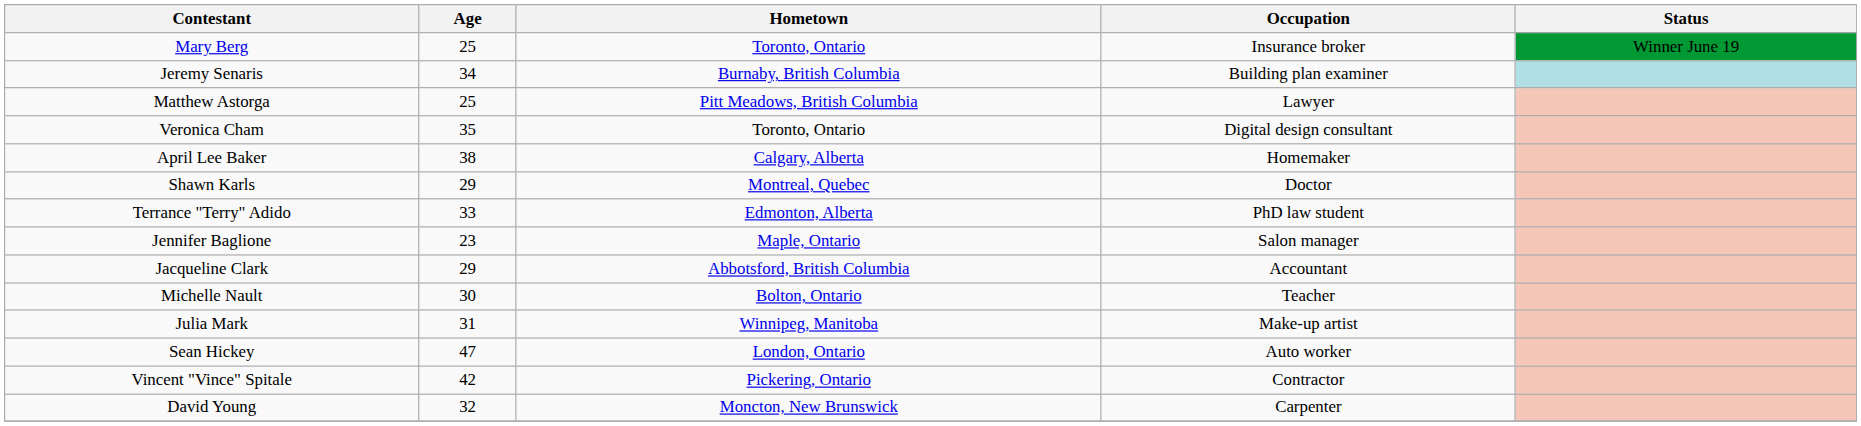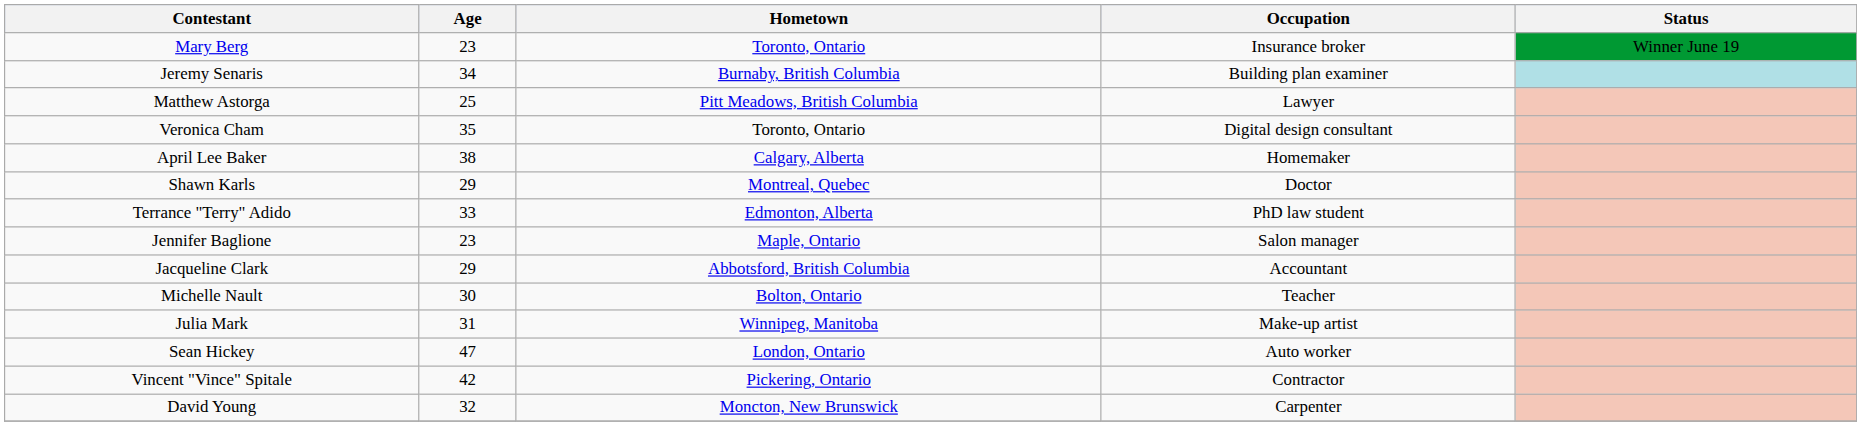(468, 46) 25 -> (468, 46) 23
